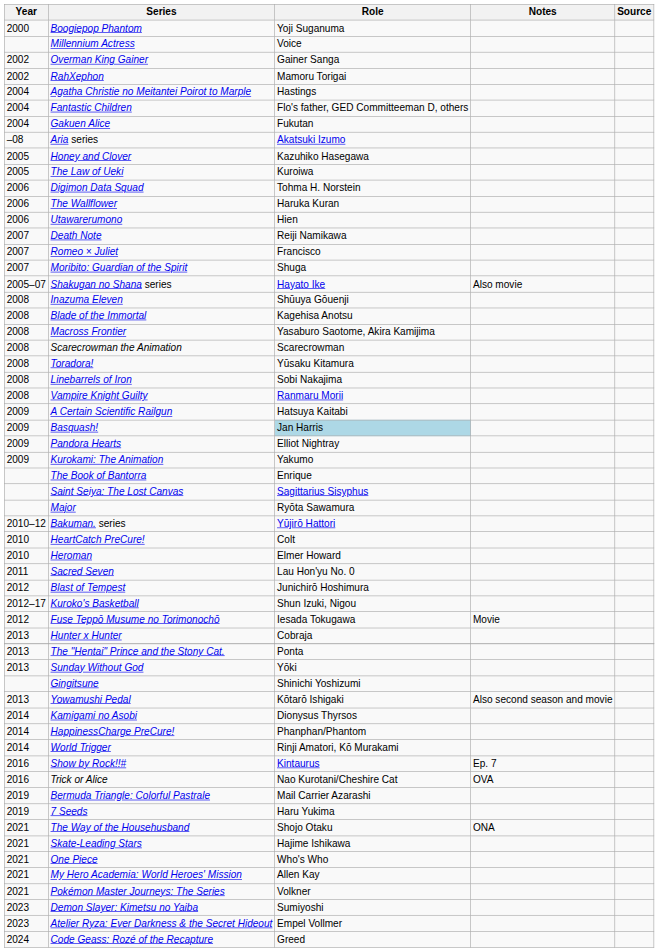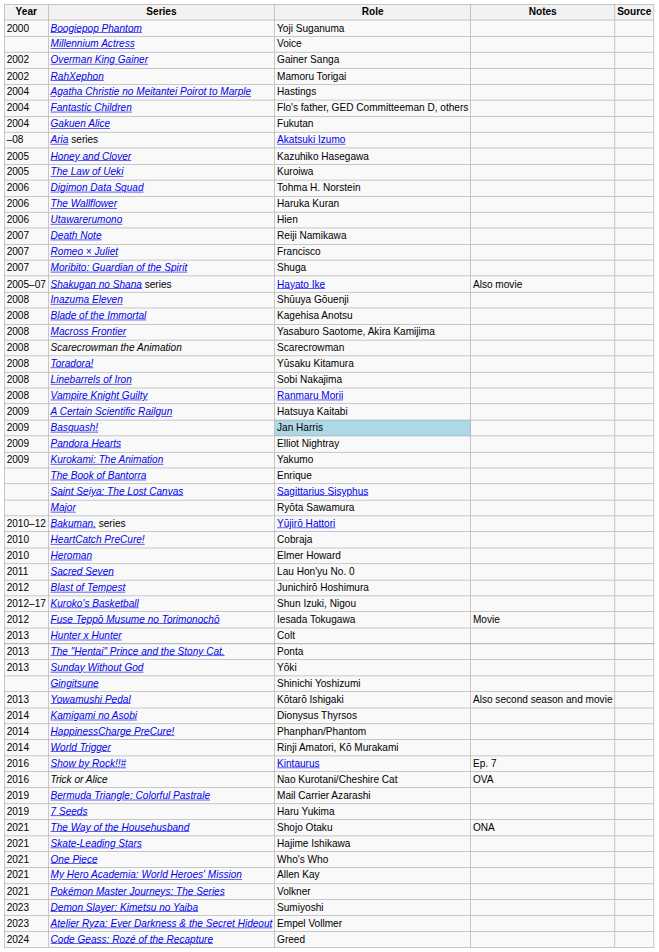(286, 540) Colt -> (295, 540) Cobraja
(295, 635) Cobraja -> (286, 635) Colt
